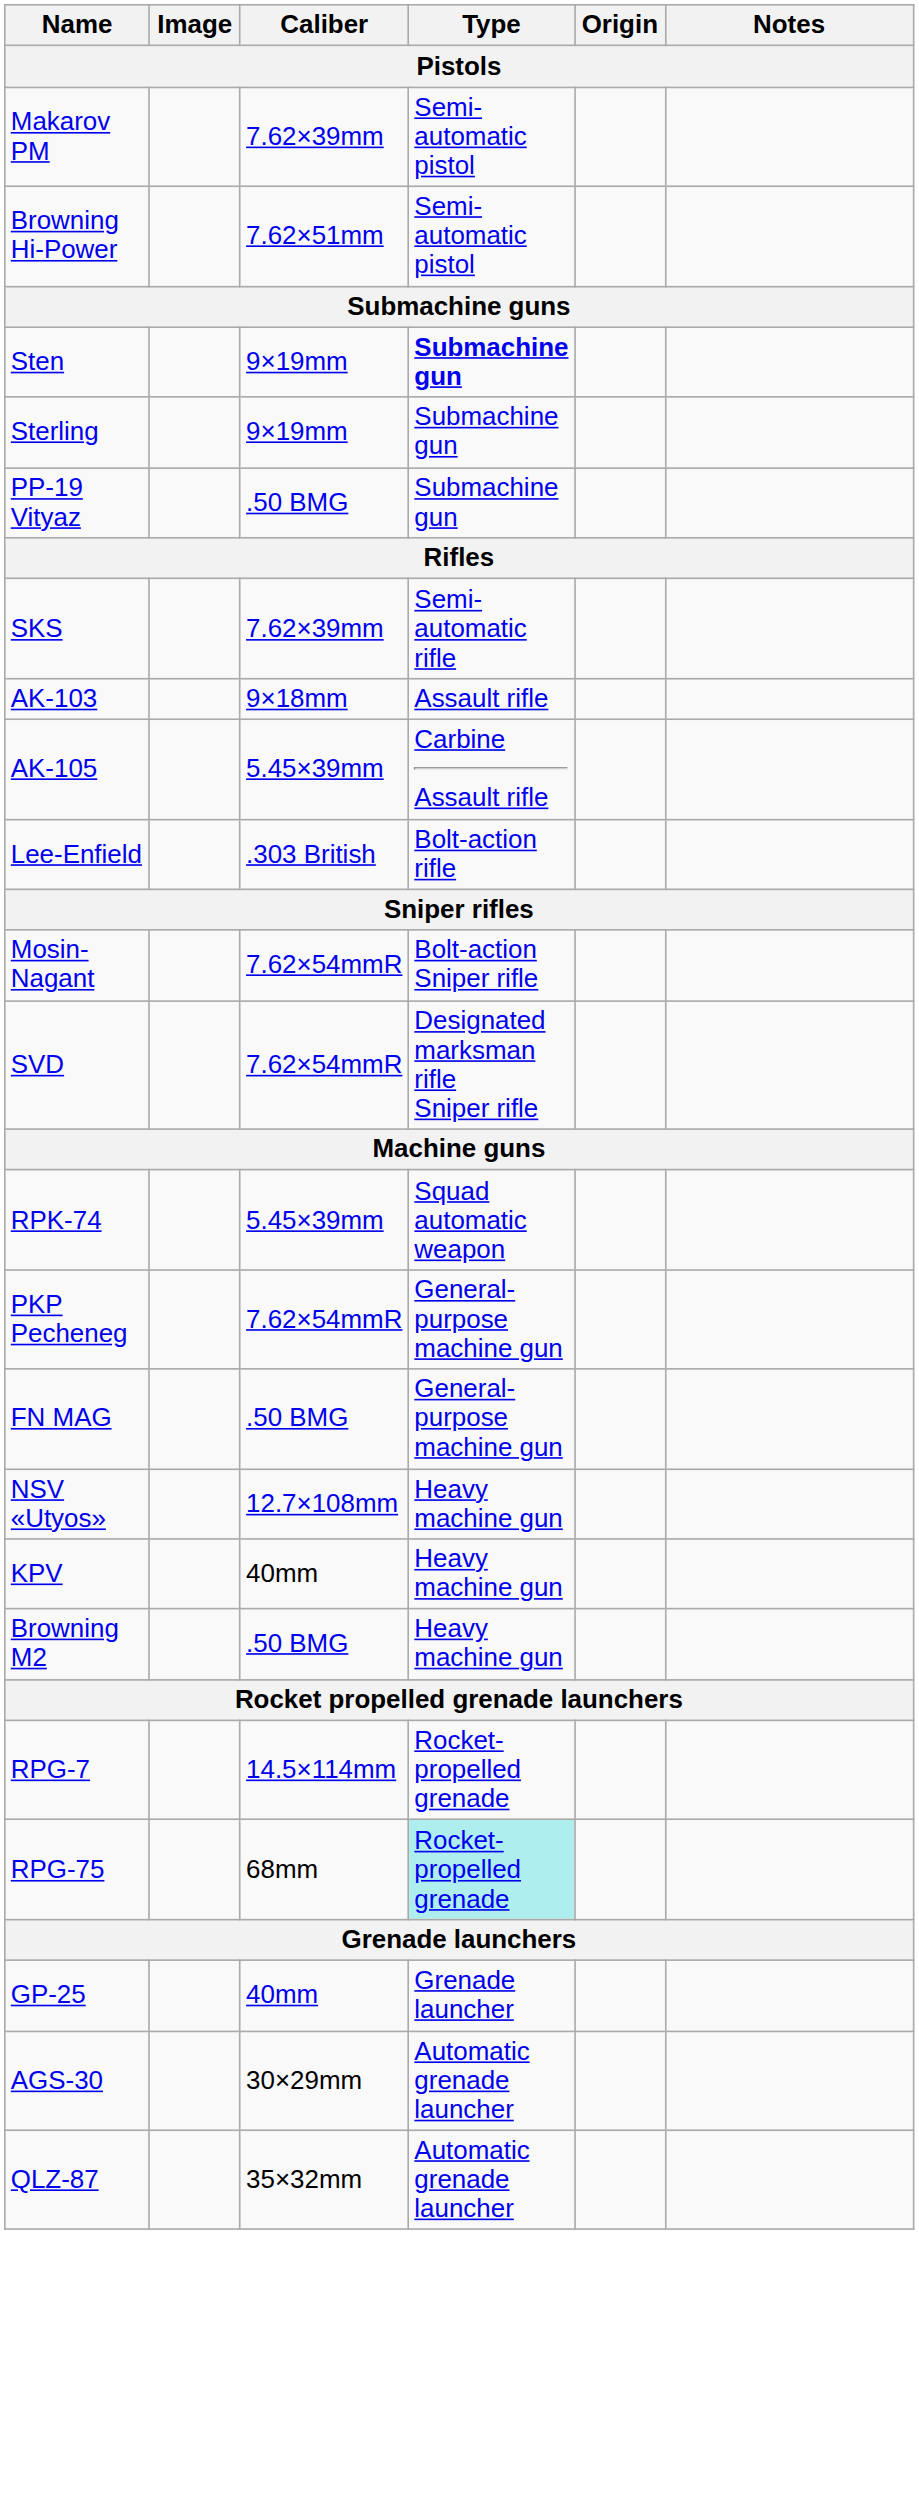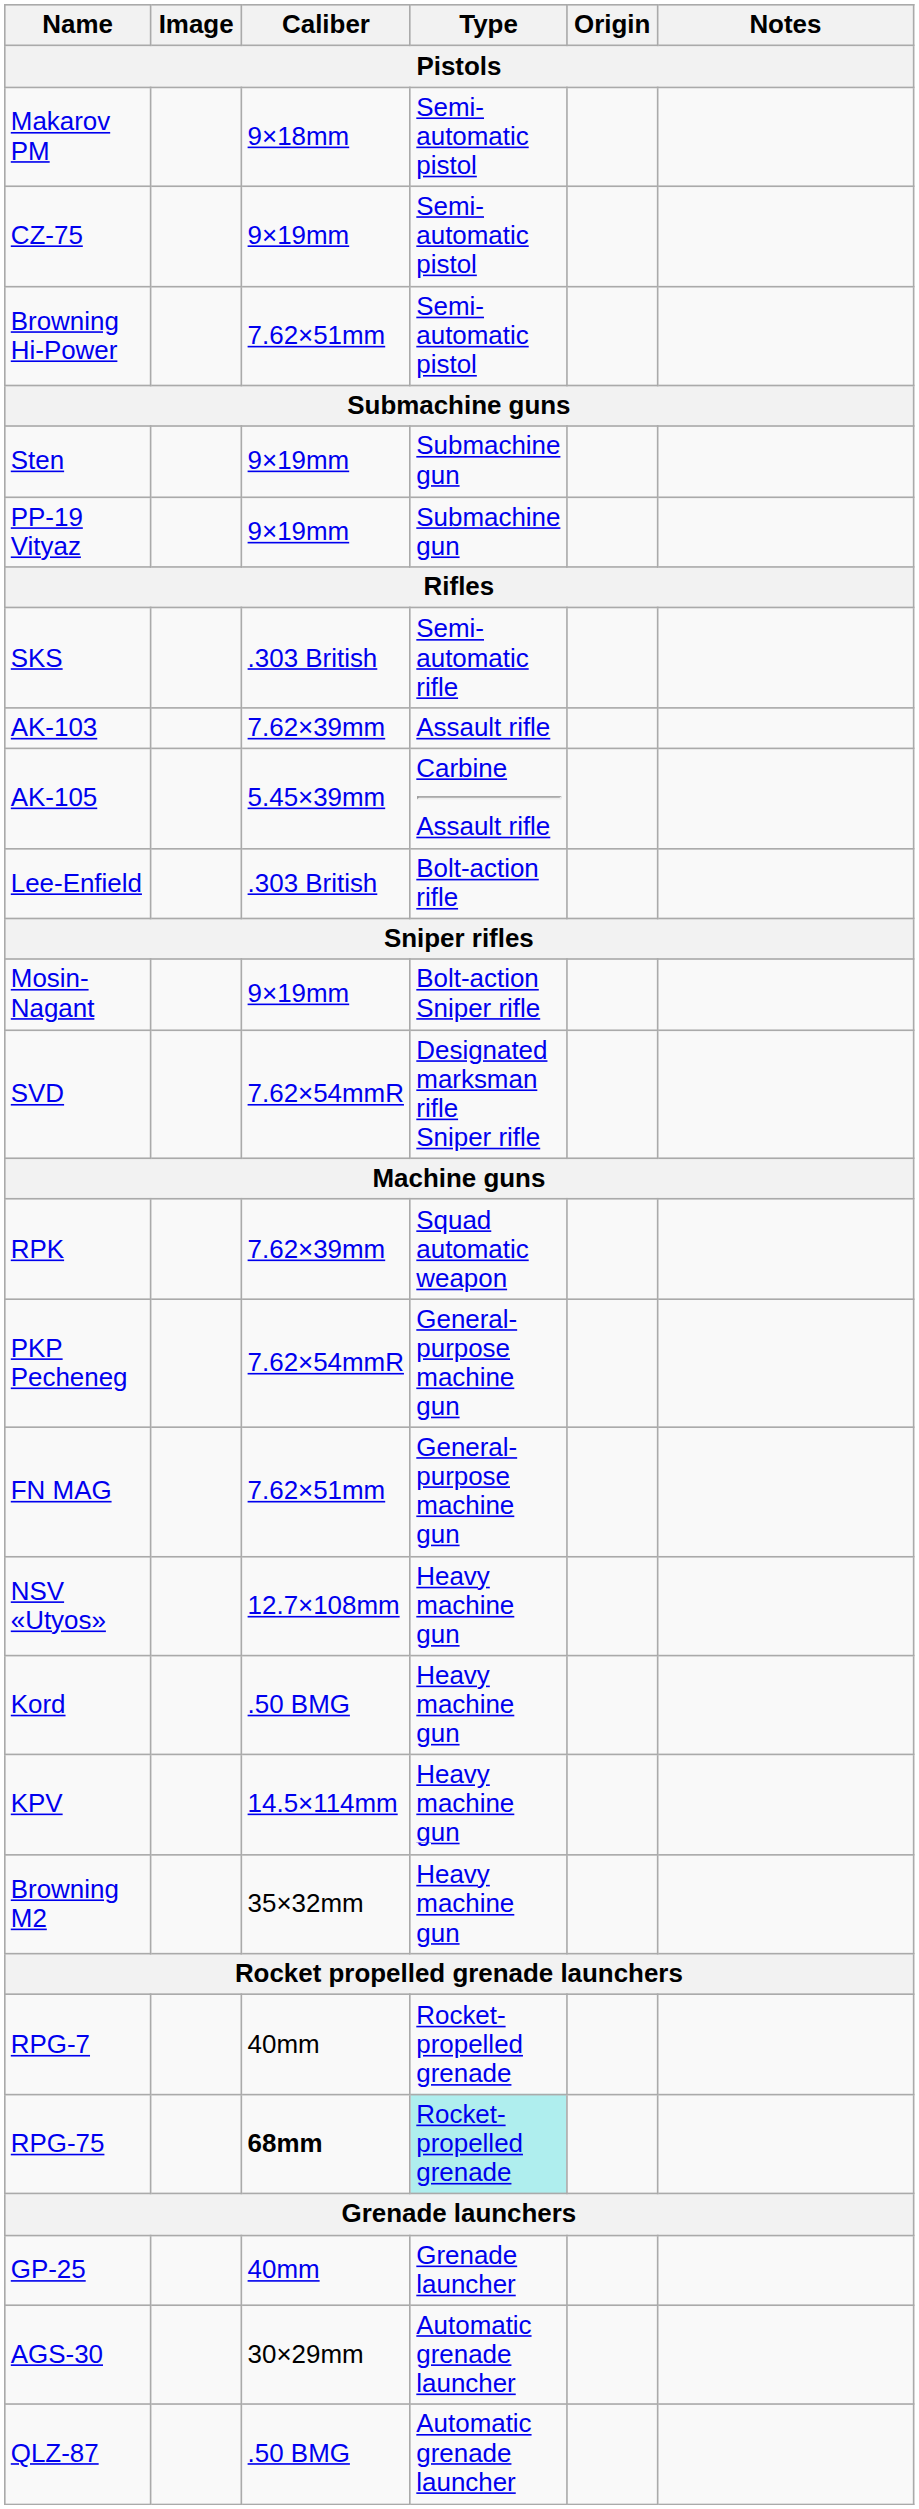(315, 136) 7.62×39mm -> (298, 136) 9×18mm
+ row: (47, 235)
(491, 361) bold -> (488, 461) normal
- row: (55, 432)
(297, 502) .50 BMG -> (298, 531) 9×19mm
(315, 628) 7.62×39mm -> (312, 657) .303 British
(297, 698) 9×18mm -> (316, 727) 7.62×39mm
(324, 965) 7.62×54mmR -> (298, 994) 9×19mm
+ row: (37, 1248)
- row: (56, 1219)
(297, 1418) .50 BMG -> (316, 1491) 7.62×51mm
+ row: (38, 1704)
(282, 1573) 40mm -> (323, 1804) 14.5×114mm
(297, 1643) .50 BMG -> (306, 1903) 35×32mm
(321, 1769) 14.5×114mm -> (284, 2044) 40mm
(282, 1869) normal -> (285, 2143) bold
(304, 2179) 35×32mm -> (299, 2453) .50 BMG
